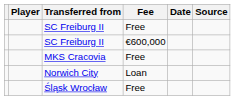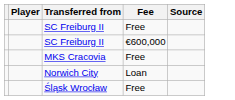- column: (180, 12)
